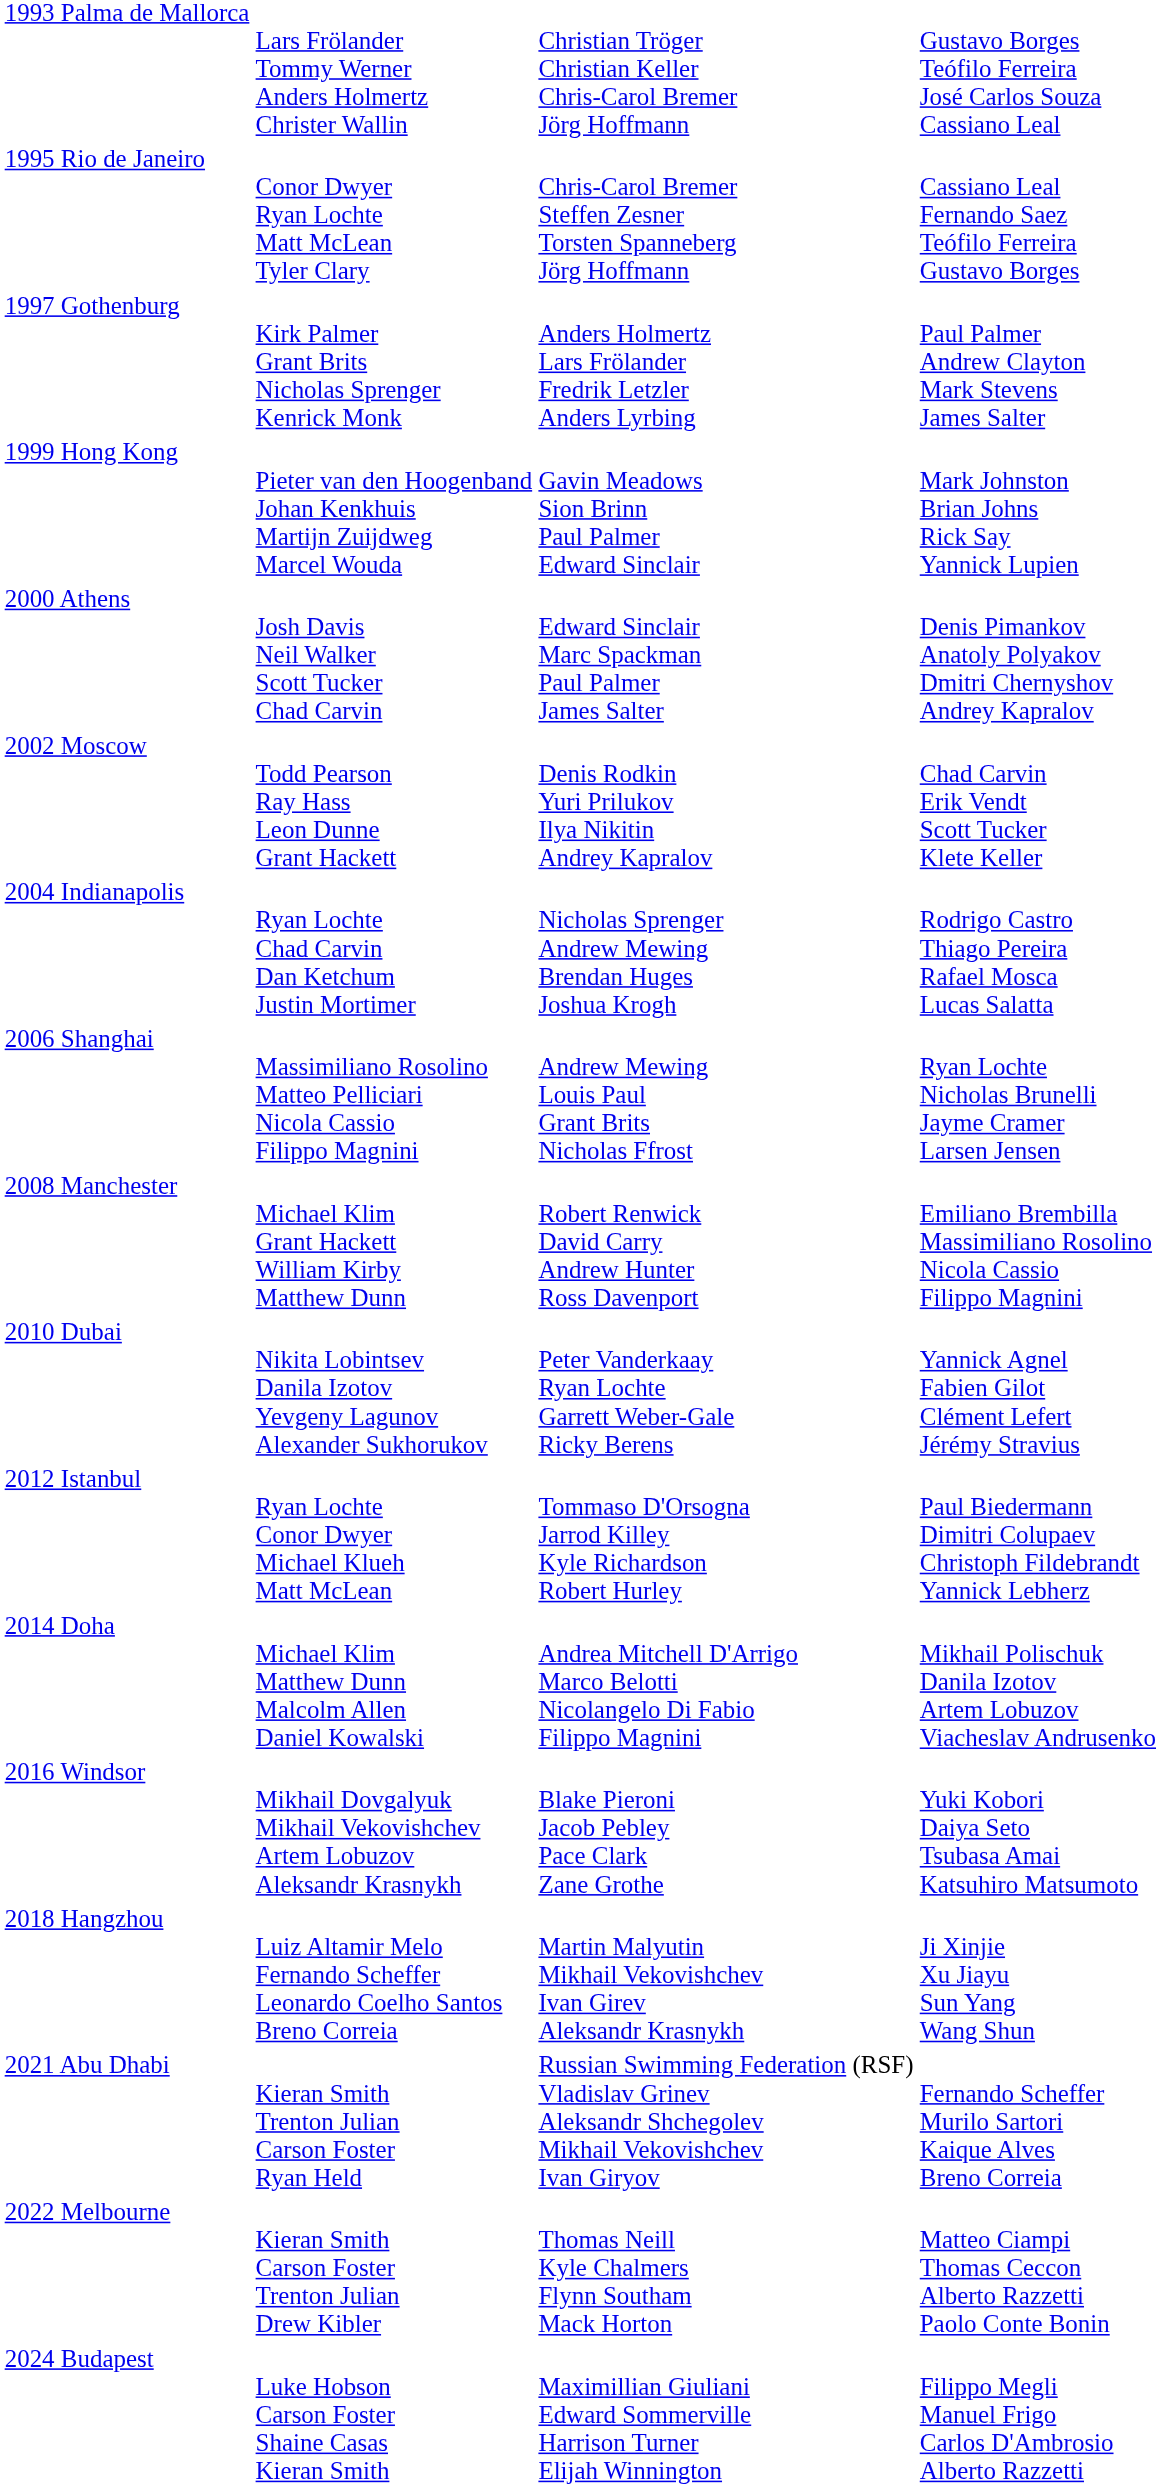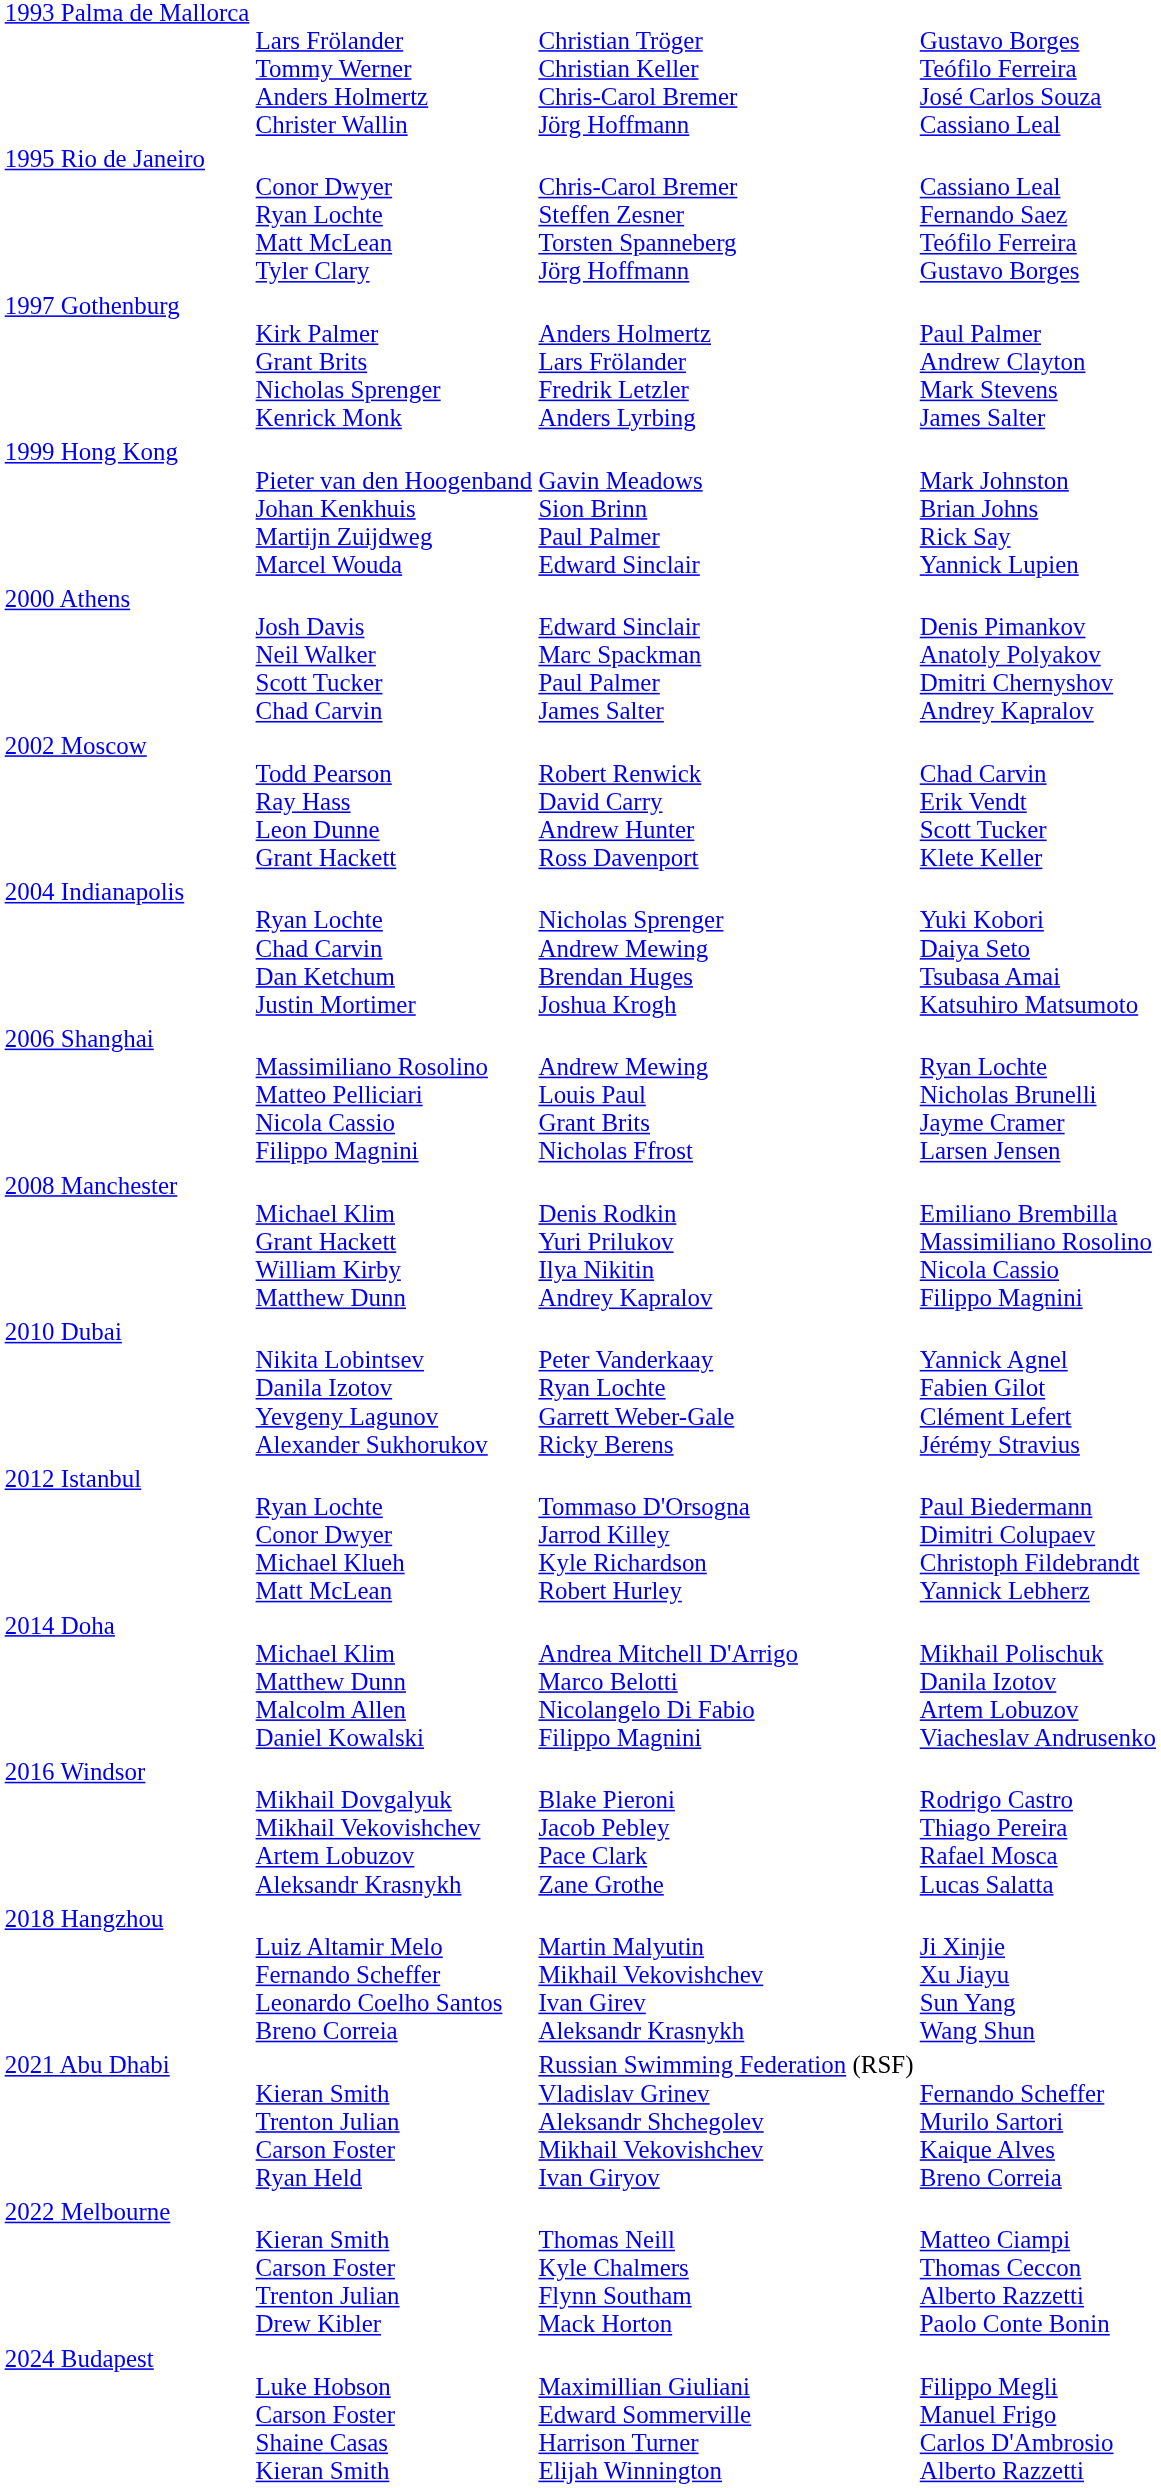(625, 815) Denis Rodkin Yuri Prilukov Ilya Nikitin Andrey Kapralov -> (620, 815) Robert Renwick David Carry Andrew Hunter Ross Davenport
(996, 962) Rodrigo Castro Thiago Pereira Rafael Mosca Lucas Salatta -> (1029, 962) Yuki Kobori Daiya Seto Tsubasa Amai Katsuhiro Matsumoto
(620, 1255) Robert Renwick David Carry Andrew Hunter Ross Davenport -> (625, 1255) Denis Rodkin Yuri Prilukov Ilya Nikitin Andrey Kapralov
(1029, 1842) Yuki Kobori Daiya Seto Tsubasa Amai Katsuhiro Matsumoto -> (996, 1842) Rodrigo Castro Thiago Pereira Rafael Mosca Lucas Salatta
